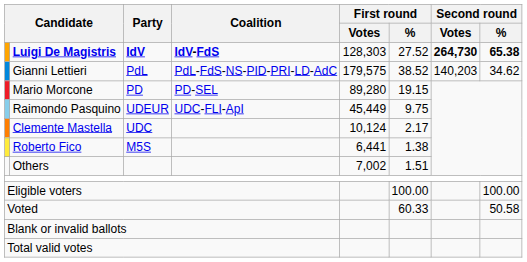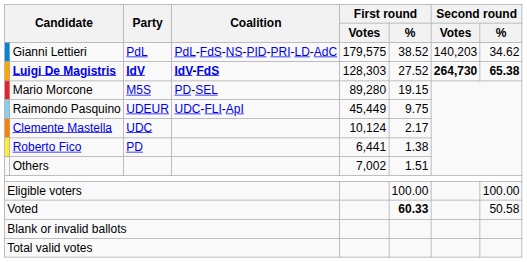rows swapped: (64, 52) <-> (50, 71)
(135, 90) PD -> (139, 90) M5S
(139, 147) M5S -> (135, 147) PD
(413, 209) normal -> (413, 209) bold
